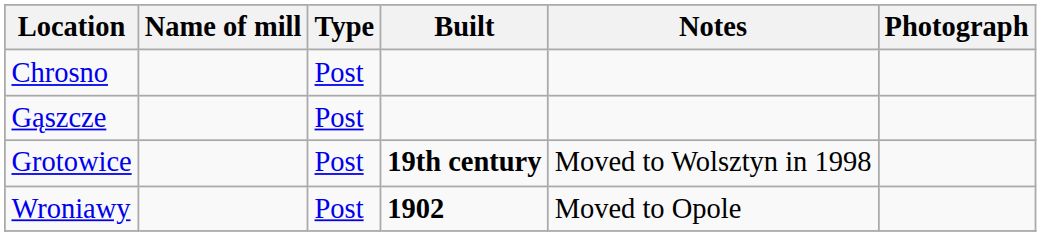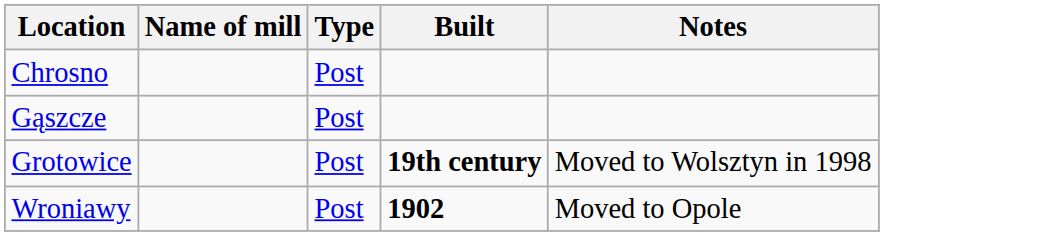- column: (957, 27)
